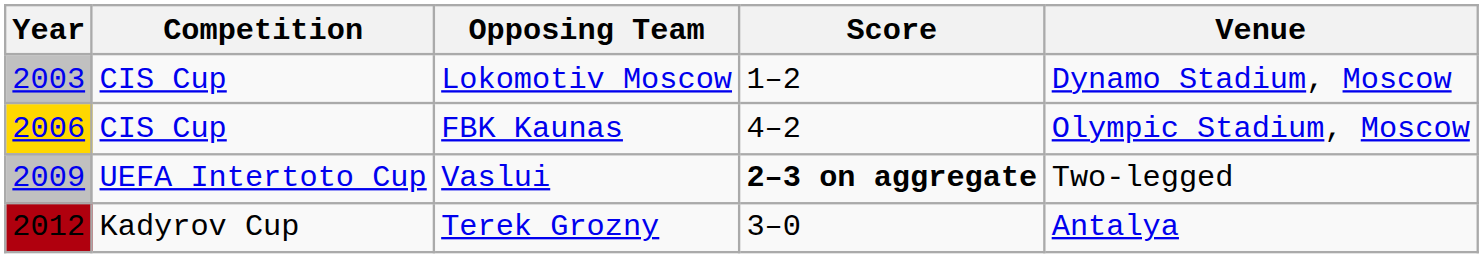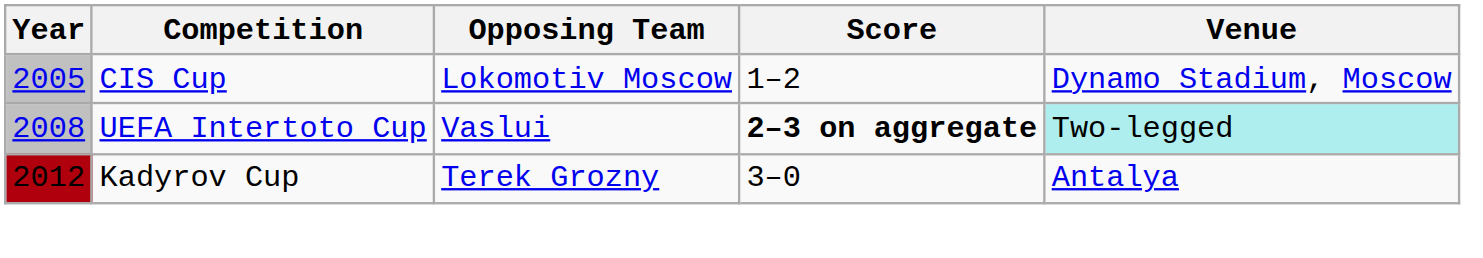(49, 79) 2003 -> (49, 79) 2005
- row: (532, 129)
(49, 178) 2009 -> (49, 129) 2008
(1143, 178) no background -> (1143, 129) paleturquoise background
